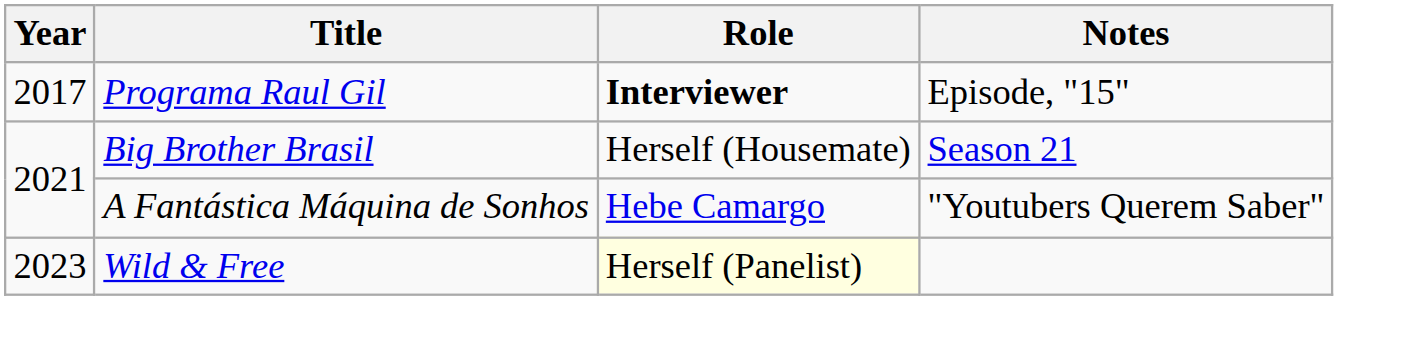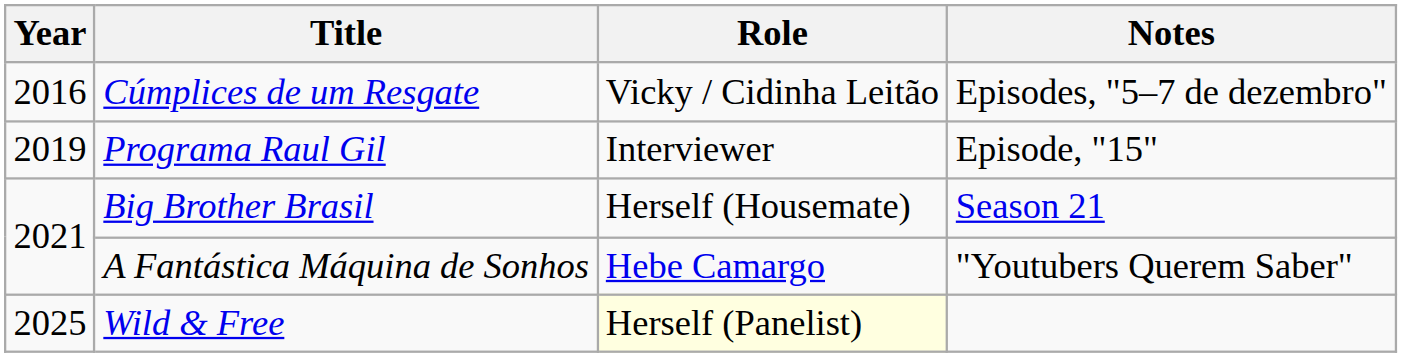+ row: (291, 91)
(50, 91) 2017 -> (50, 149) 2019
(697, 91) bold -> (690, 149) normal
(50, 264) 2023 -> (50, 322) 2025
